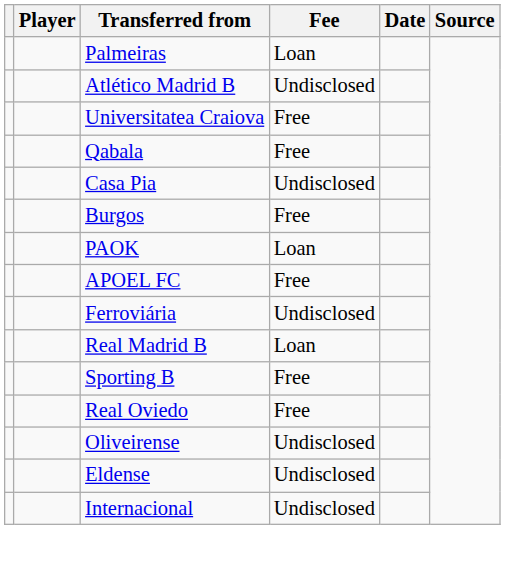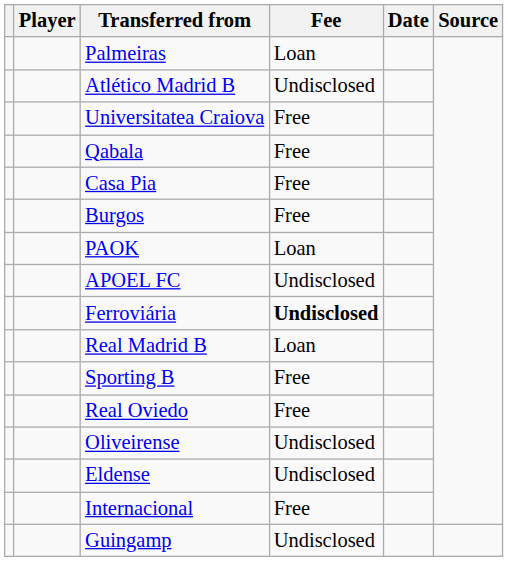(324, 183) Undisclosed -> (292, 183) Free
(292, 280) Free -> (324, 280) Undisclosed
(324, 313) normal -> (326, 313) bold
(324, 507) Undisclosed -> (292, 507) Free
+ row: (128, 540)
